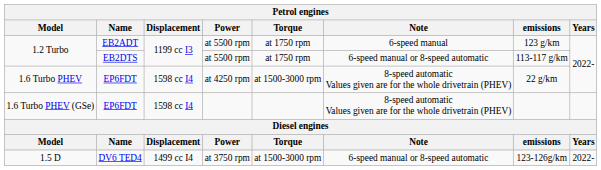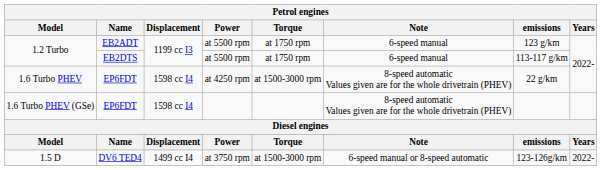(418, 58) 6-speed manual or 8-speed automatic -> (418, 58) 6-speed manual
